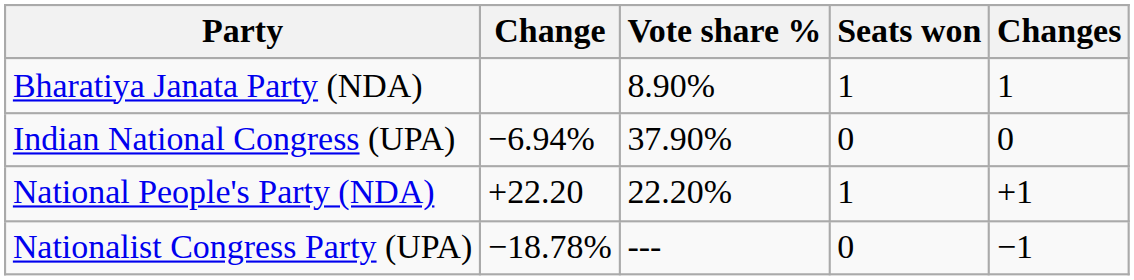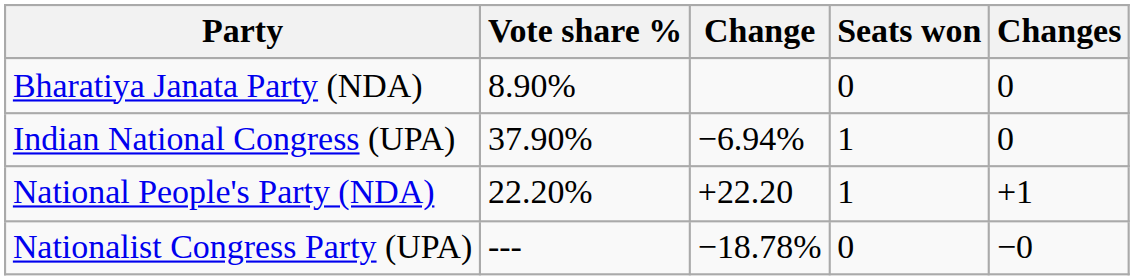columns swapped: (724, 31) <-> (550, 31)
(846, 85) 1 -> (846, 85) 0
(1005, 85) 1 -> (1005, 85) 0
(846, 138) 0 -> (846, 138) 1
(1015, 246) −1 -> (1015, 246) −0
